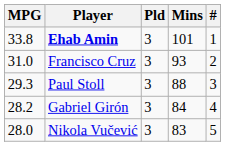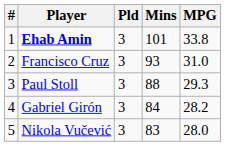columns swapped: (213, 15) <-> (25, 15)
